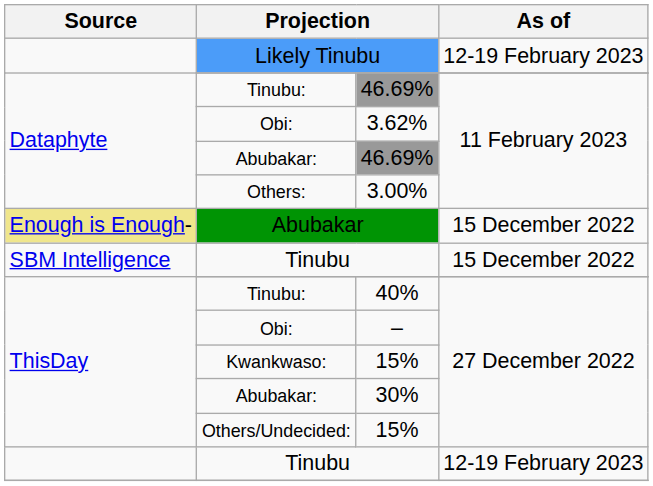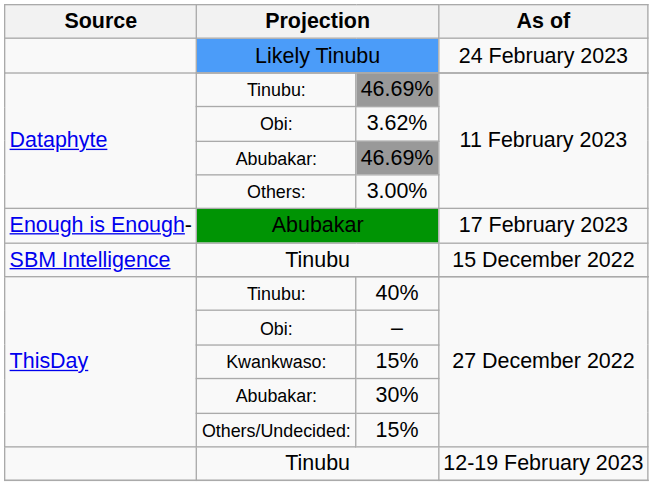(543, 55) 12-19 February 2023 -> (543, 55) 24 February 2023
(101, 225) khaki background -> (101, 225) no background
(543, 225) 15 December 2022 -> (543, 225) 17 February 2023
